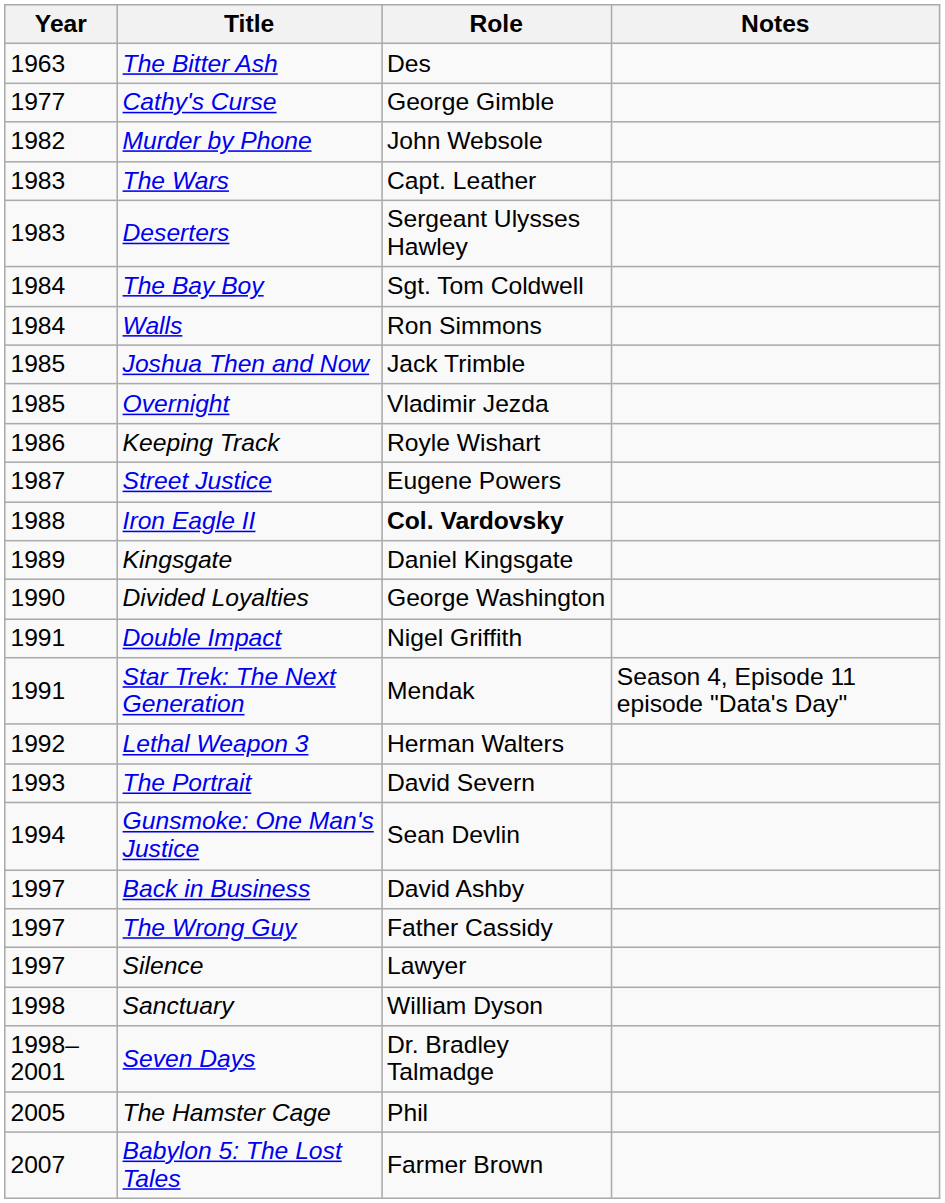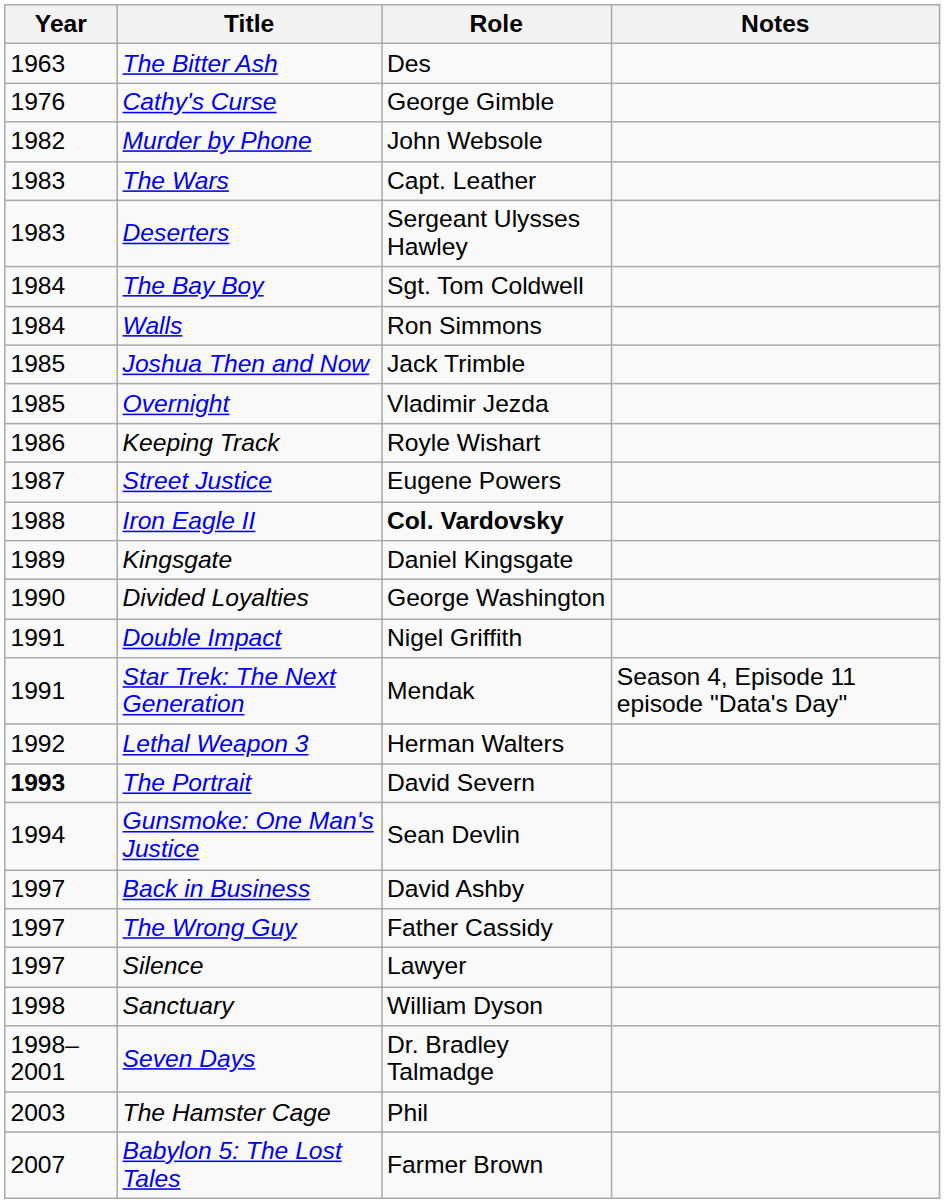(38, 102) 1977 -> (38, 102) 1976
(38, 782) normal -> (38, 782) bold
(38, 1111) 2005 -> (38, 1111) 2003
